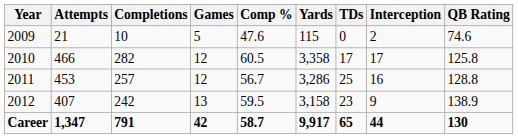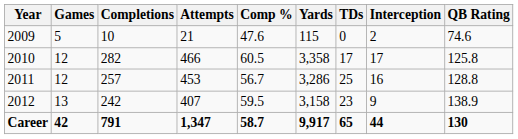columns swapped: (214, 15) <-> (81, 15)
